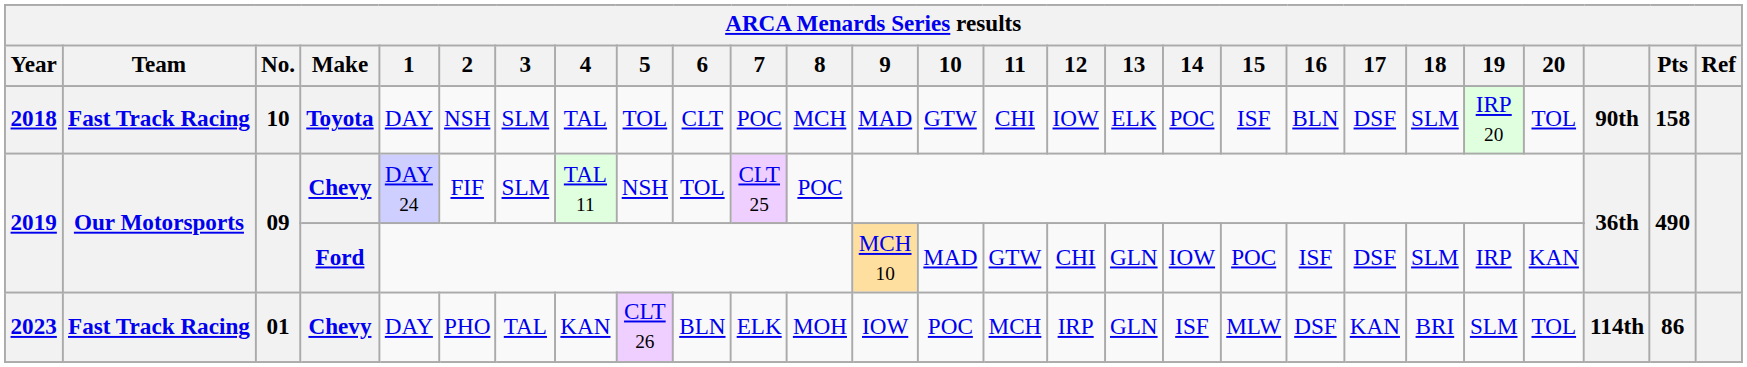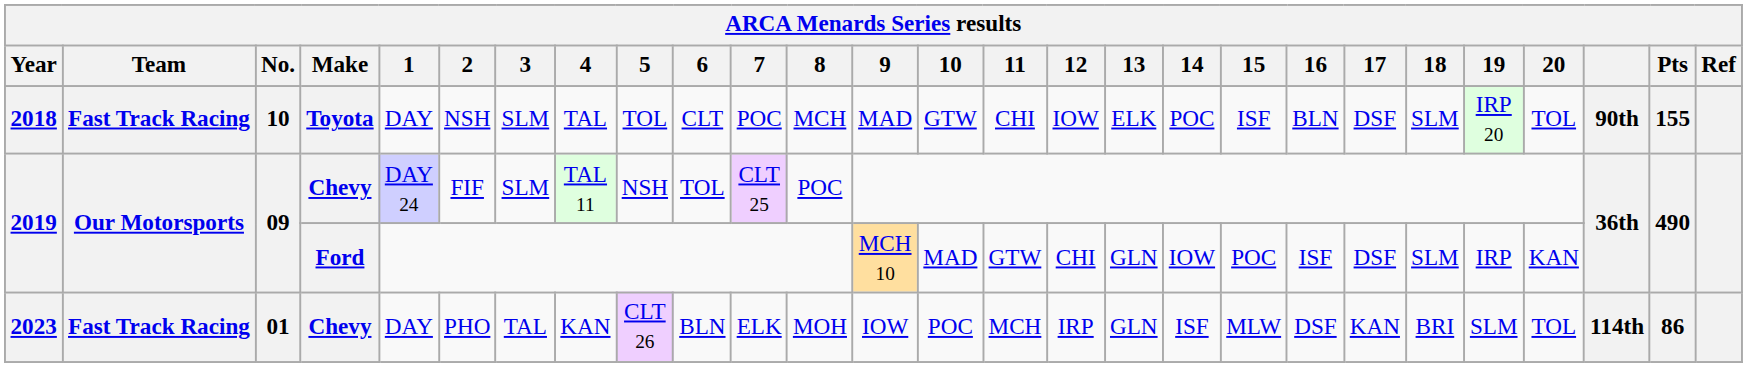(1673, 119) 158 -> (1673, 119) 155
